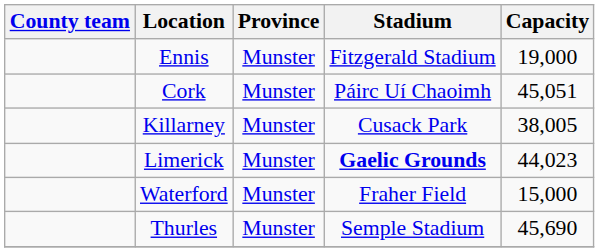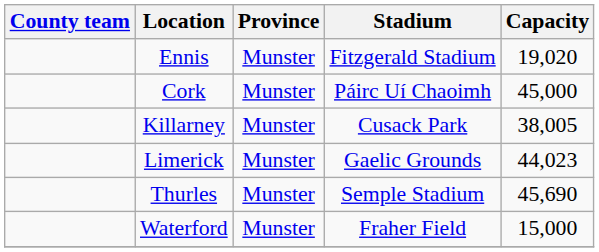(547, 56) 19,000 -> (547, 56) 19,020
(547, 90) 45,051 -> (547, 90) 45,000
(413, 159) bold -> (413, 159) normal
rows swapped: (184, 228) <-> (184, 194)
